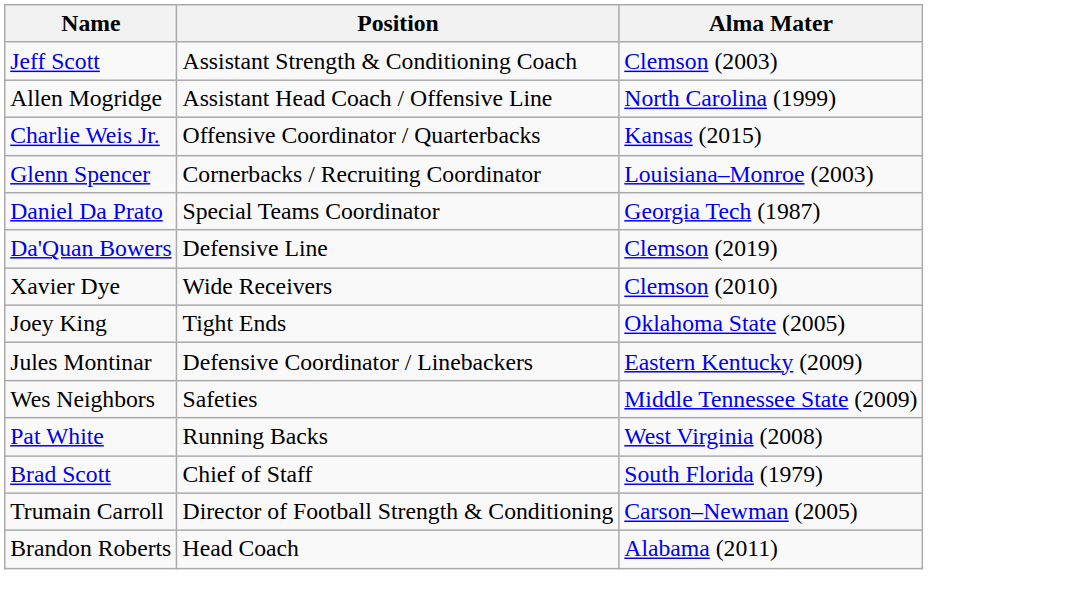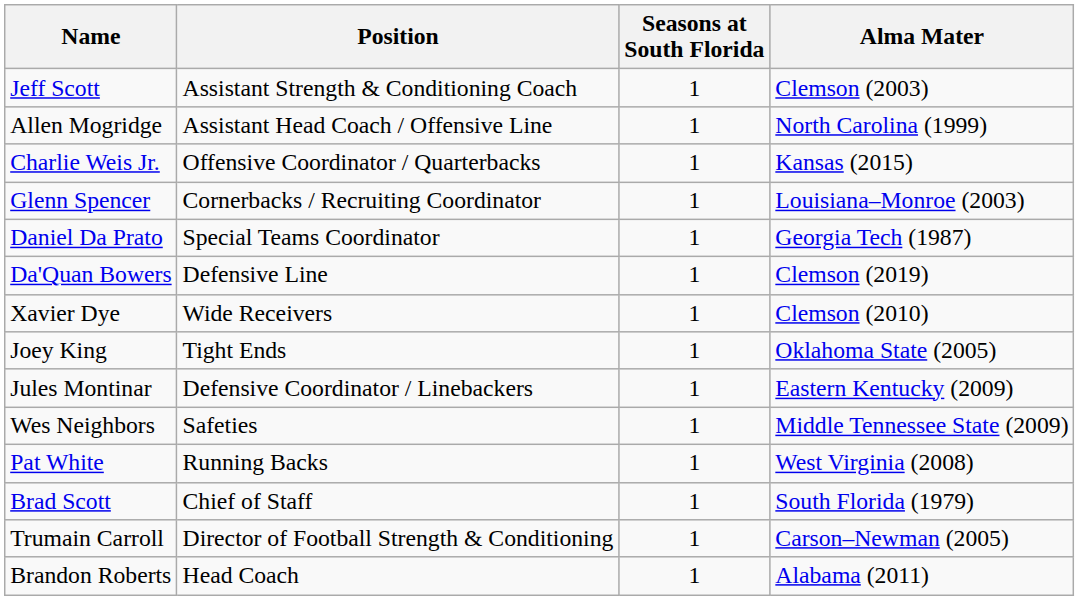+ column: (694, 36)
